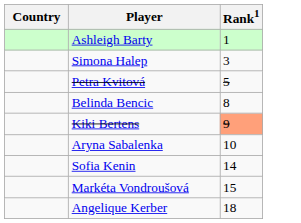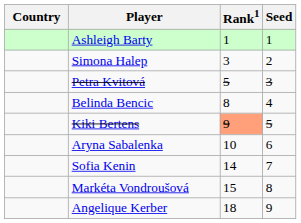+ column: (279, 16)
